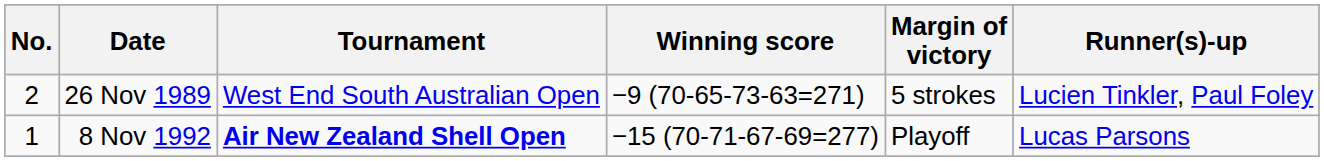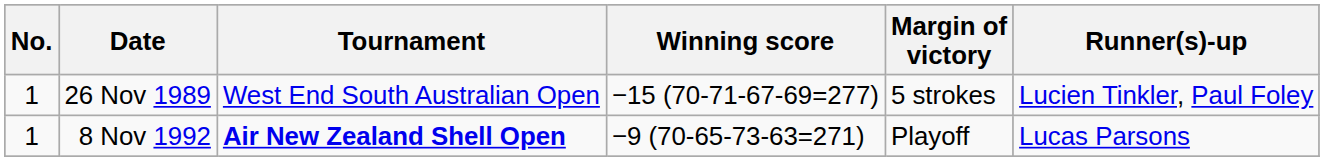(32, 95) 2 -> (32, 95) 1
(738, 95) −9 (70-65-73-63=271) -> (745, 95) −15 (70-71-67-69=277)
(745, 136) −15 (70-71-67-69=277) -> (738, 136) −9 (70-65-73-63=271)
